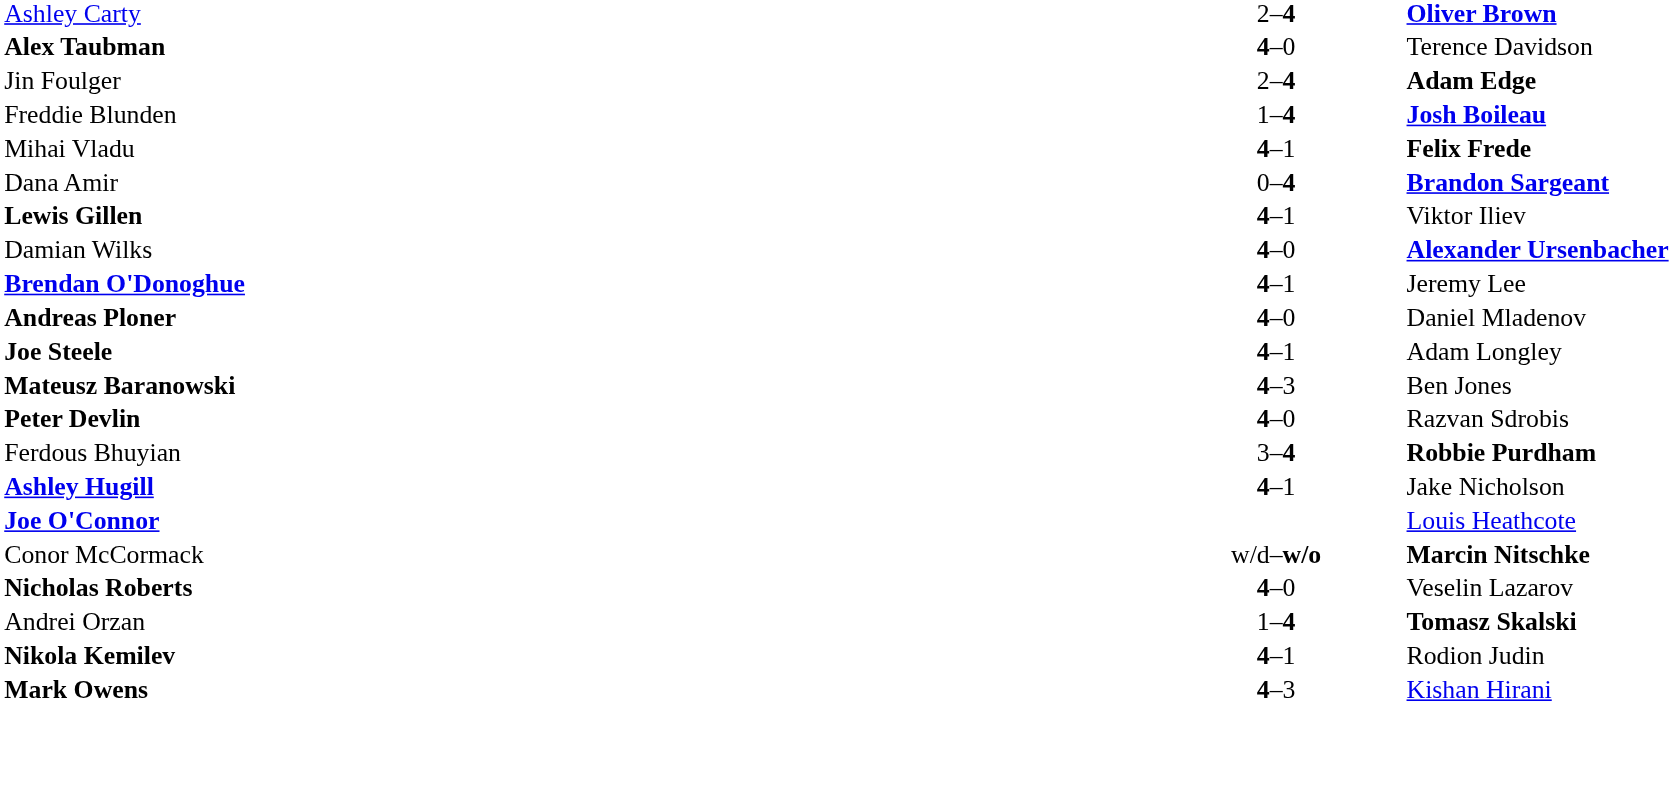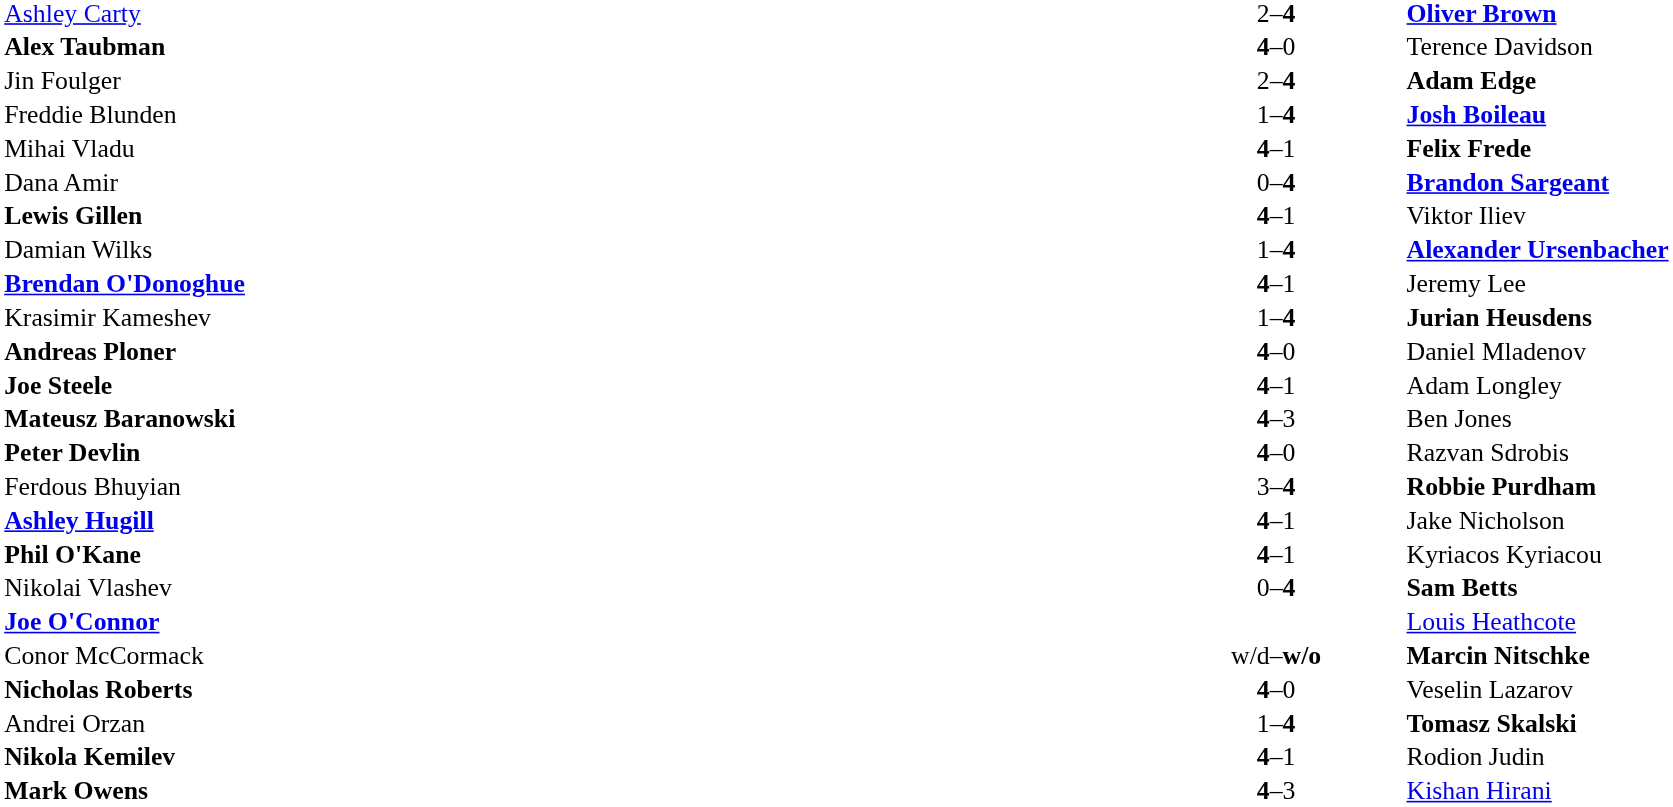(1276, 249) 4–0 -> (1276, 249) 1–4
+ row: (108, 317)
+ row: (73, 554)
+ row: (88, 588)
